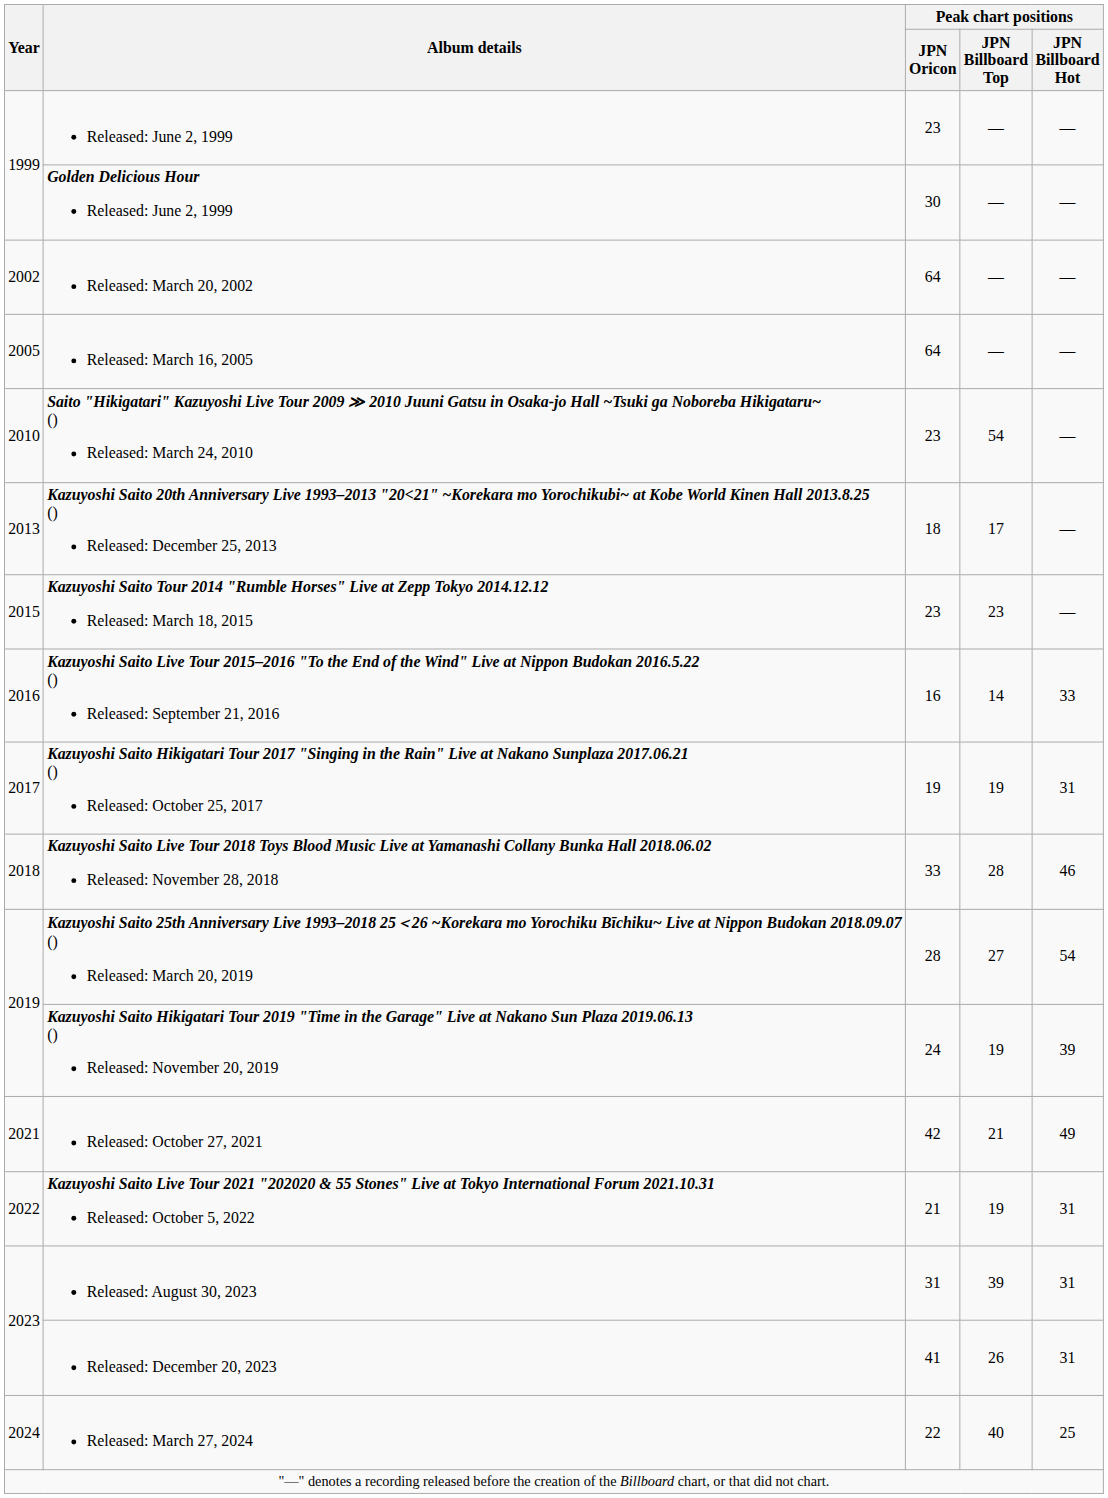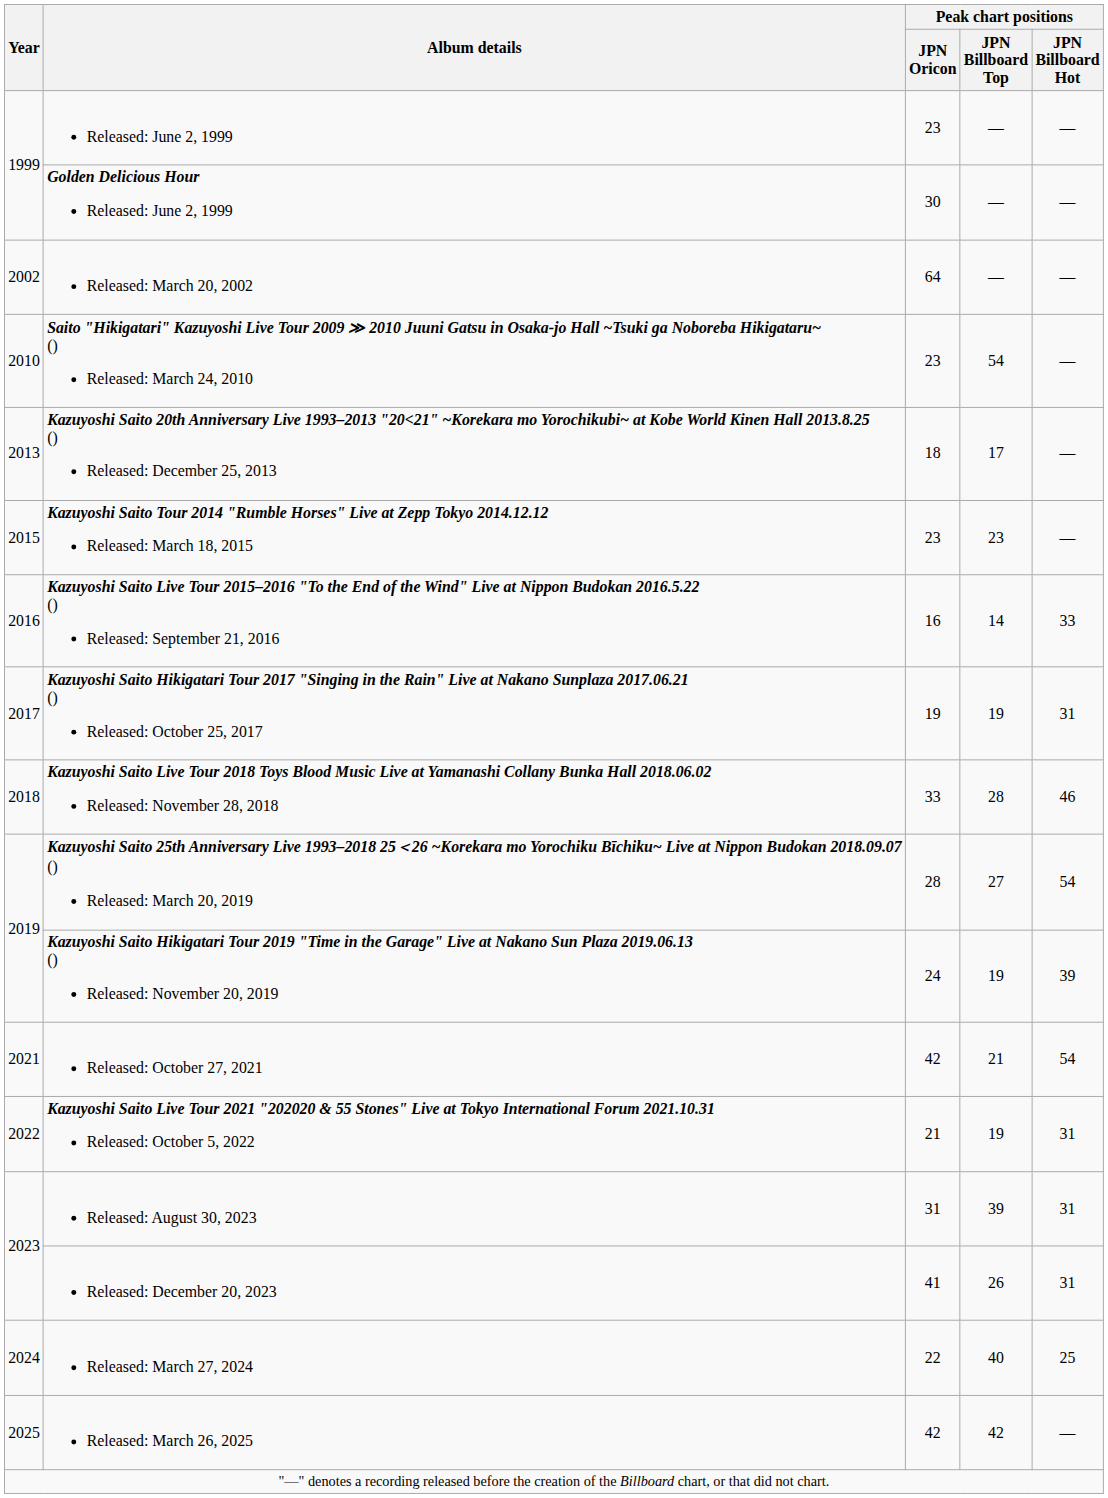- row: (474, 360)
(1068, 1134) 49 -> (1068, 1059) 54
+ row: (474, 1441)
